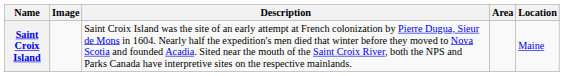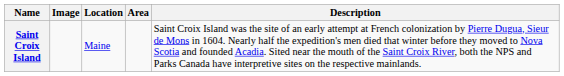columns swapped: (537, 12) <-> (286, 12)
